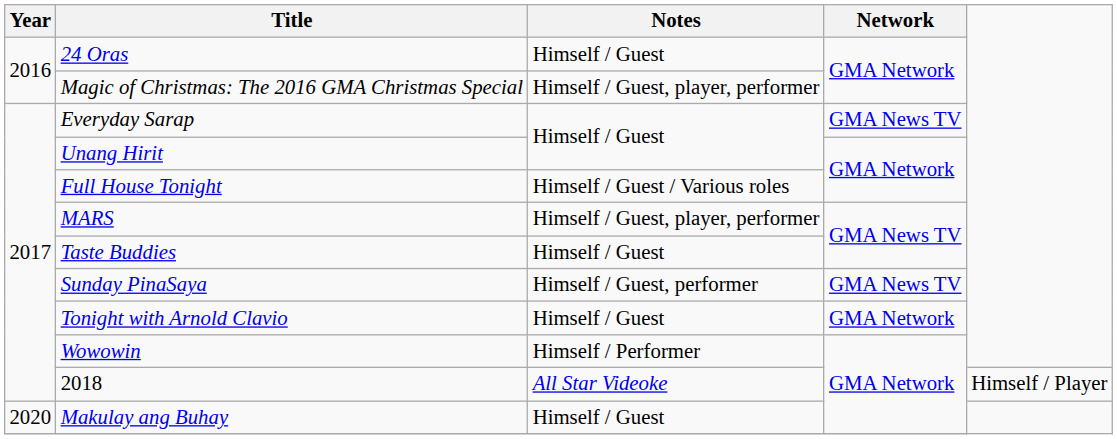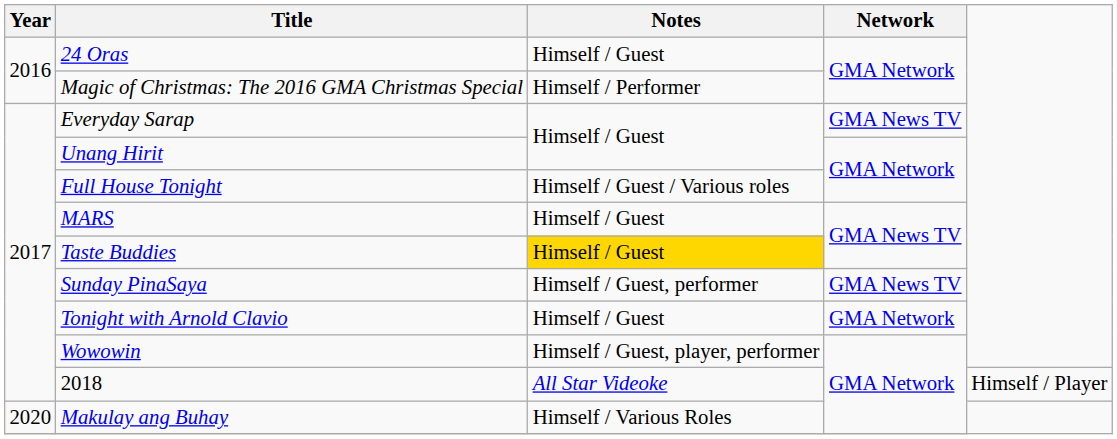(676, 86) Himself / Guest, player, performer -> (616, 86) Himself / Performer
(676, 218) Himself / Guest, player, performer -> (598, 218) Himself / Guest
(598, 251) no background -> (598, 251) gold background
(616, 350) Himself / Performer -> (676, 350) Himself / Guest, player, performer
(598, 416) Himself / Guest -> (632, 416) Himself / Various Roles
